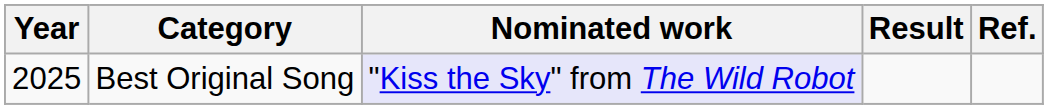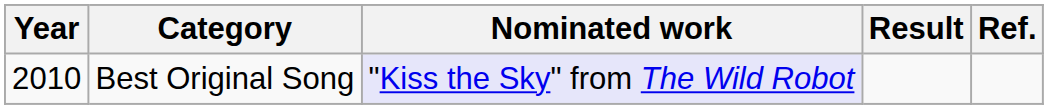(47, 78) 2025 -> (47, 78) 2010
